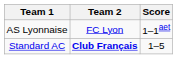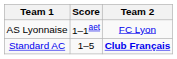columns swapped: (156, 12) <-> (105, 12)
